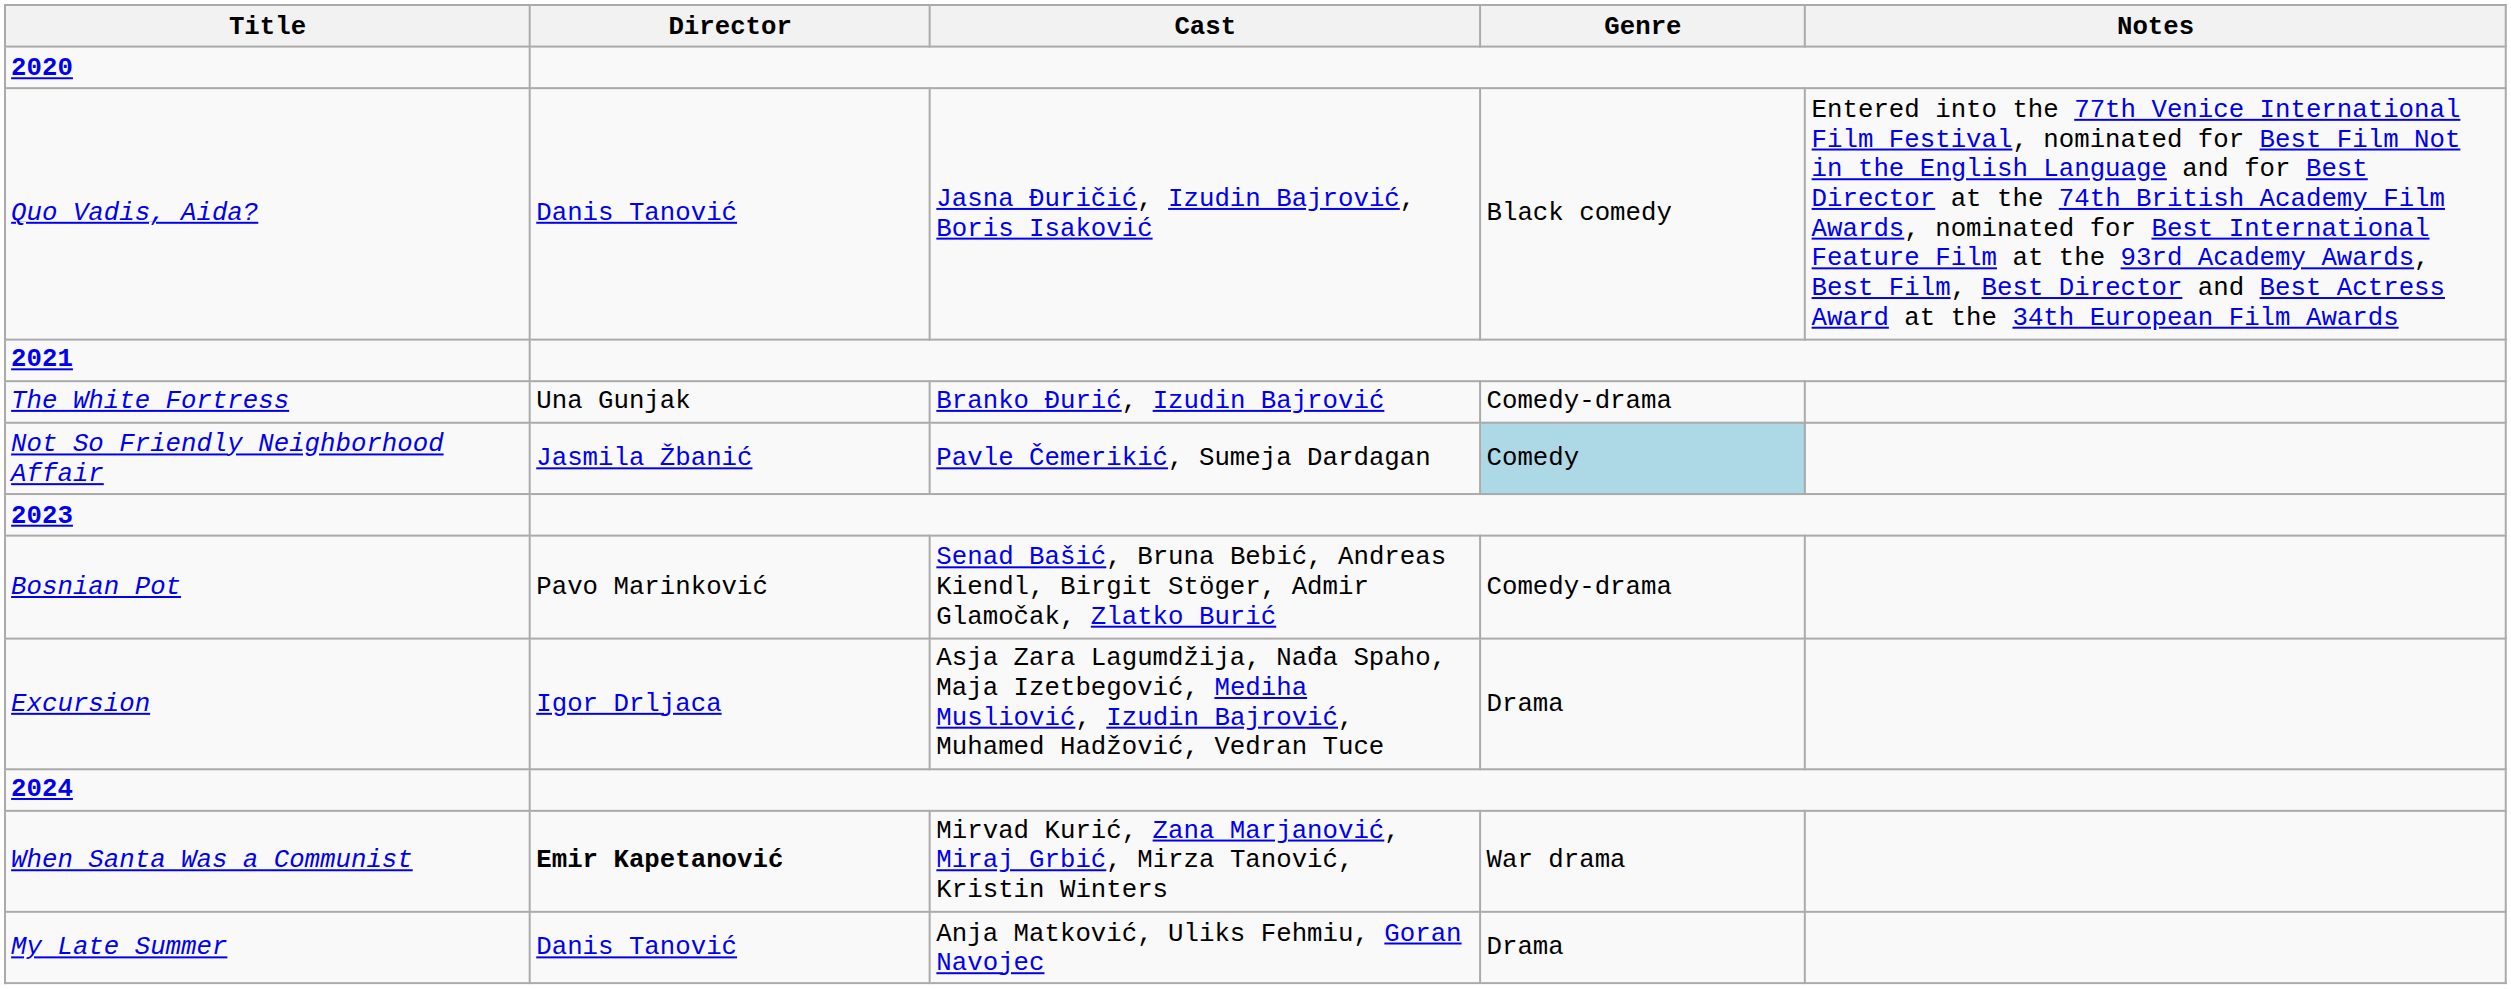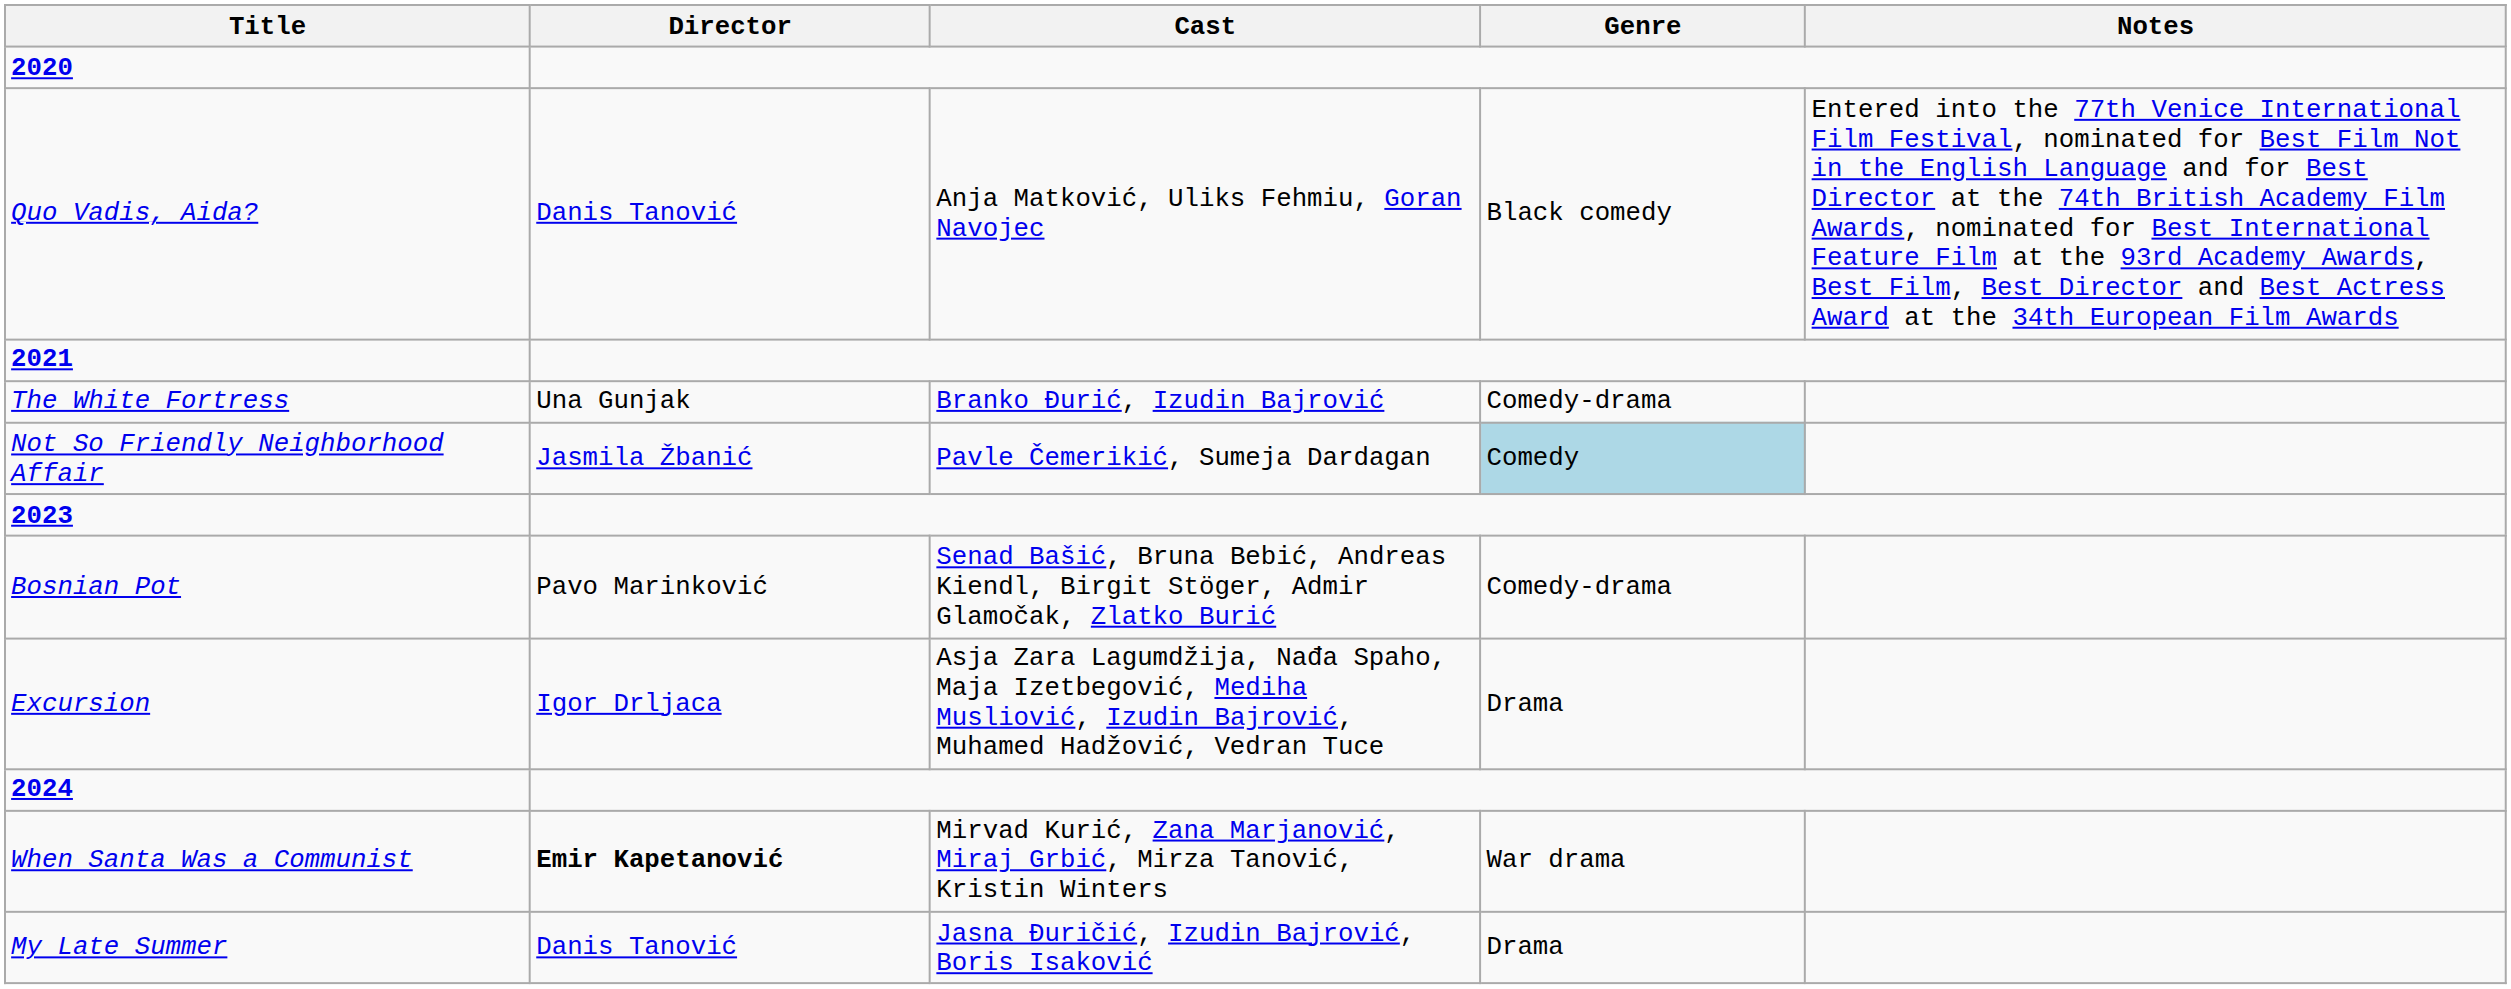(1176, 214) Jasna Đuričić, Izudin Bajrović, Boris Isaković -> (1199, 214) Anja Matković, Uliks Fehmiu, Goran Navojec
(1199, 948) Anja Matković, Uliks Fehmiu, Goran Navojec -> (1176, 948) Jasna Đuričić, Izudin Bajrović, Boris Isaković
